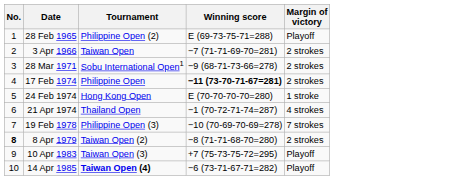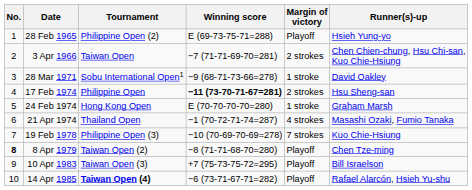+ column: (399, 17)
(305, 66) 2 strokes -> (303, 76) 1 stroke
(305, 139) 2 strokes -> (300, 149) Playoff
